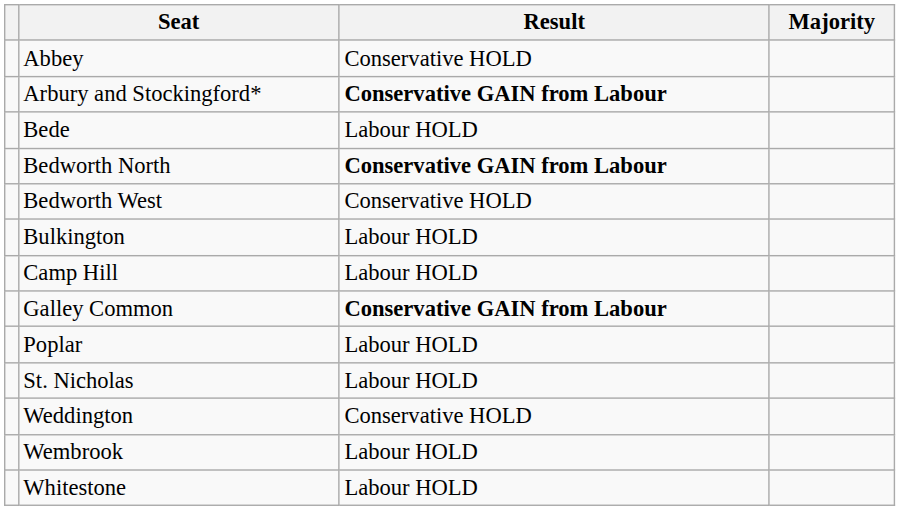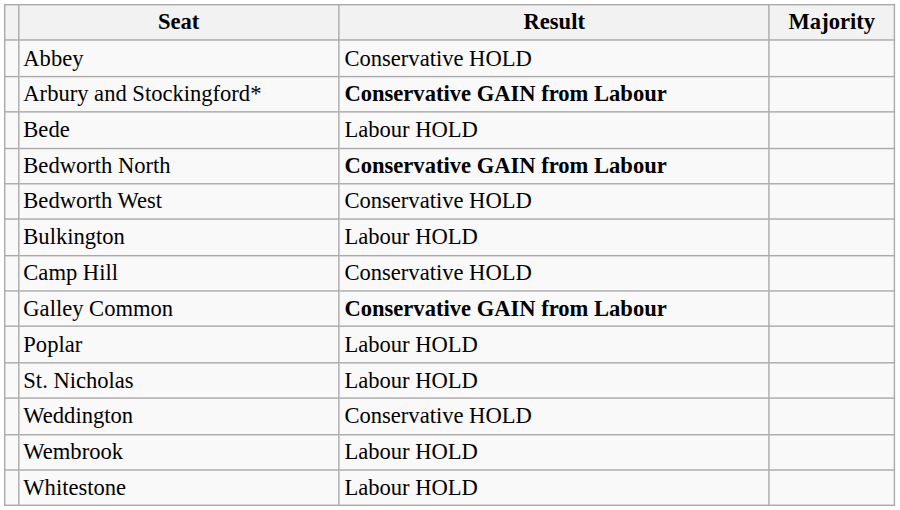(411, 272) Labour HOLD -> (438, 272) Conservative HOLD
